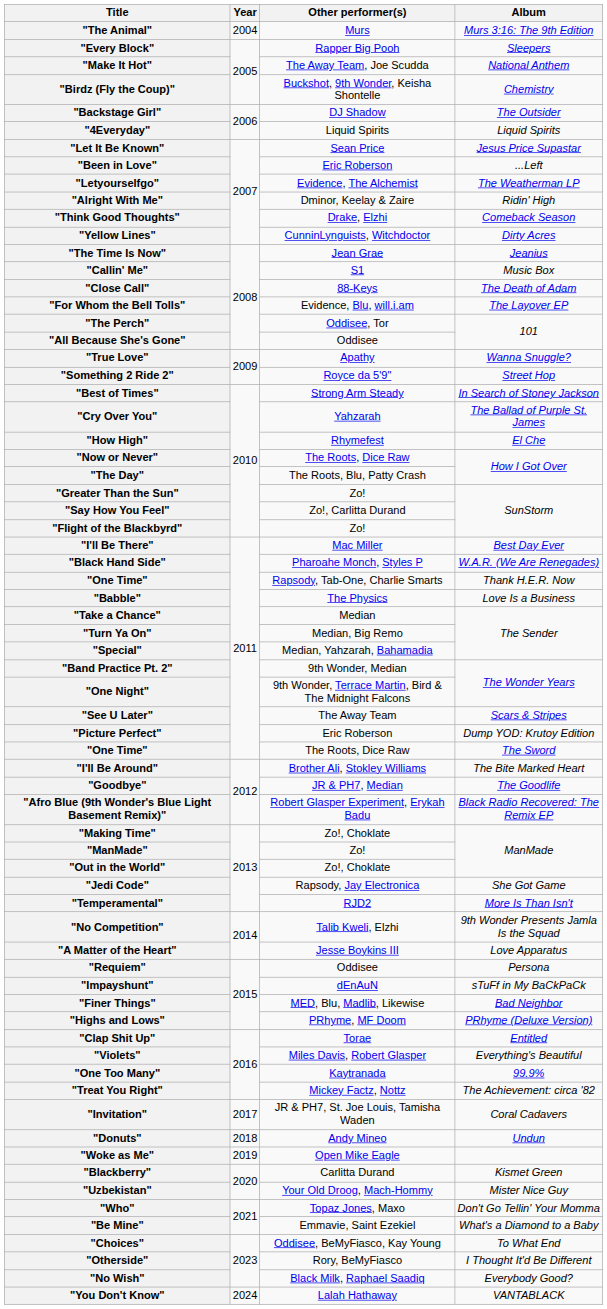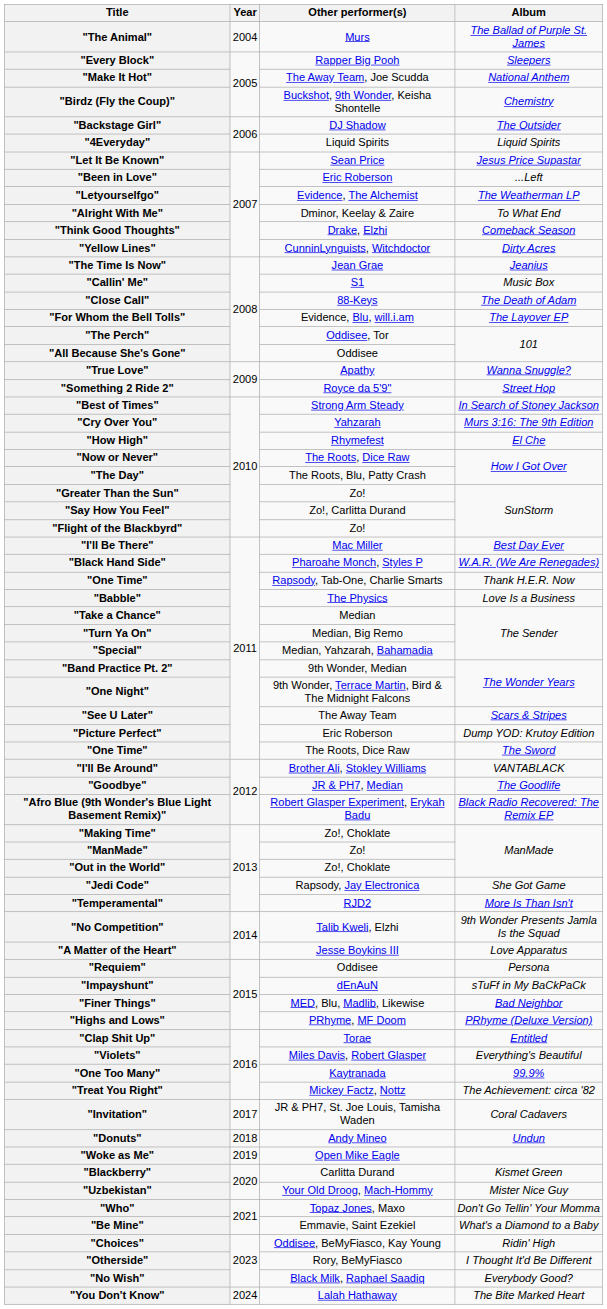(529, 30) Murs 3:16: The 9th Edition -> (529, 36) The Ballad of Purple St. James
(529, 200) Ridin' High -> (529, 213) To What End
(529, 417) The Ballad of Purple St. James -> (529, 423) Murs 3:16: The 9th Edition
(529, 768) The Bite Marked Heart -> (529, 768) VANTABLACK
(529, 1243) To What End -> (529, 1243) Ridin' High
(529, 1295) VANTABLACK -> (529, 1295) The Bite Marked Heart
